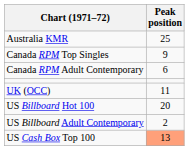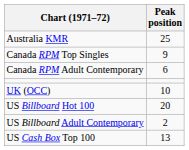(165, 91) 11 -> (165, 91) 10
(165, 138) lightsalmon background -> (165, 138) no background
